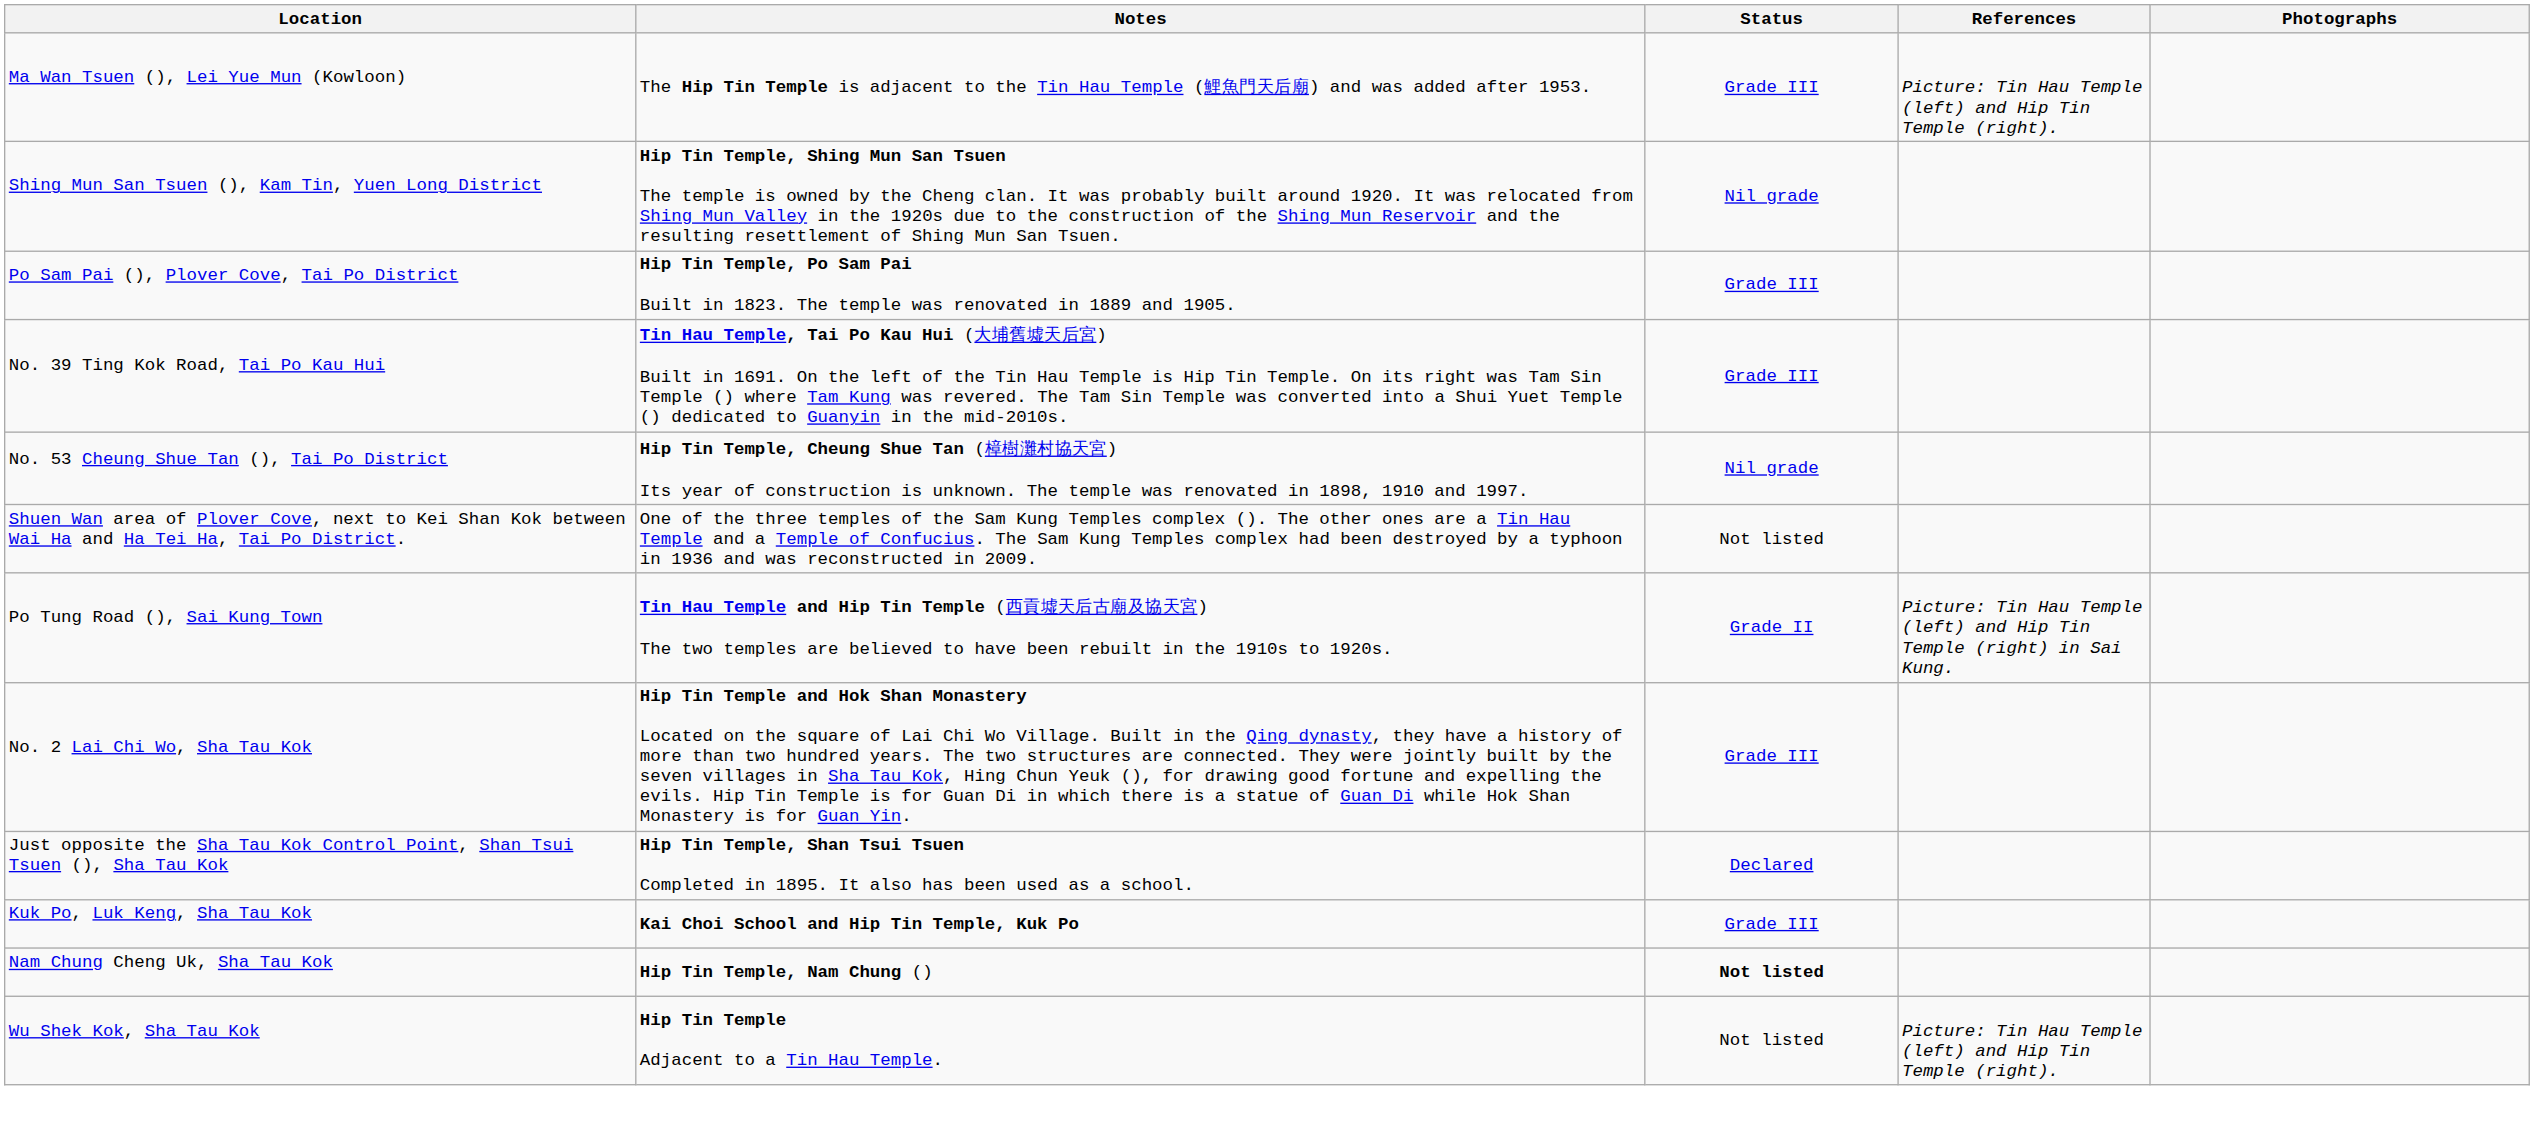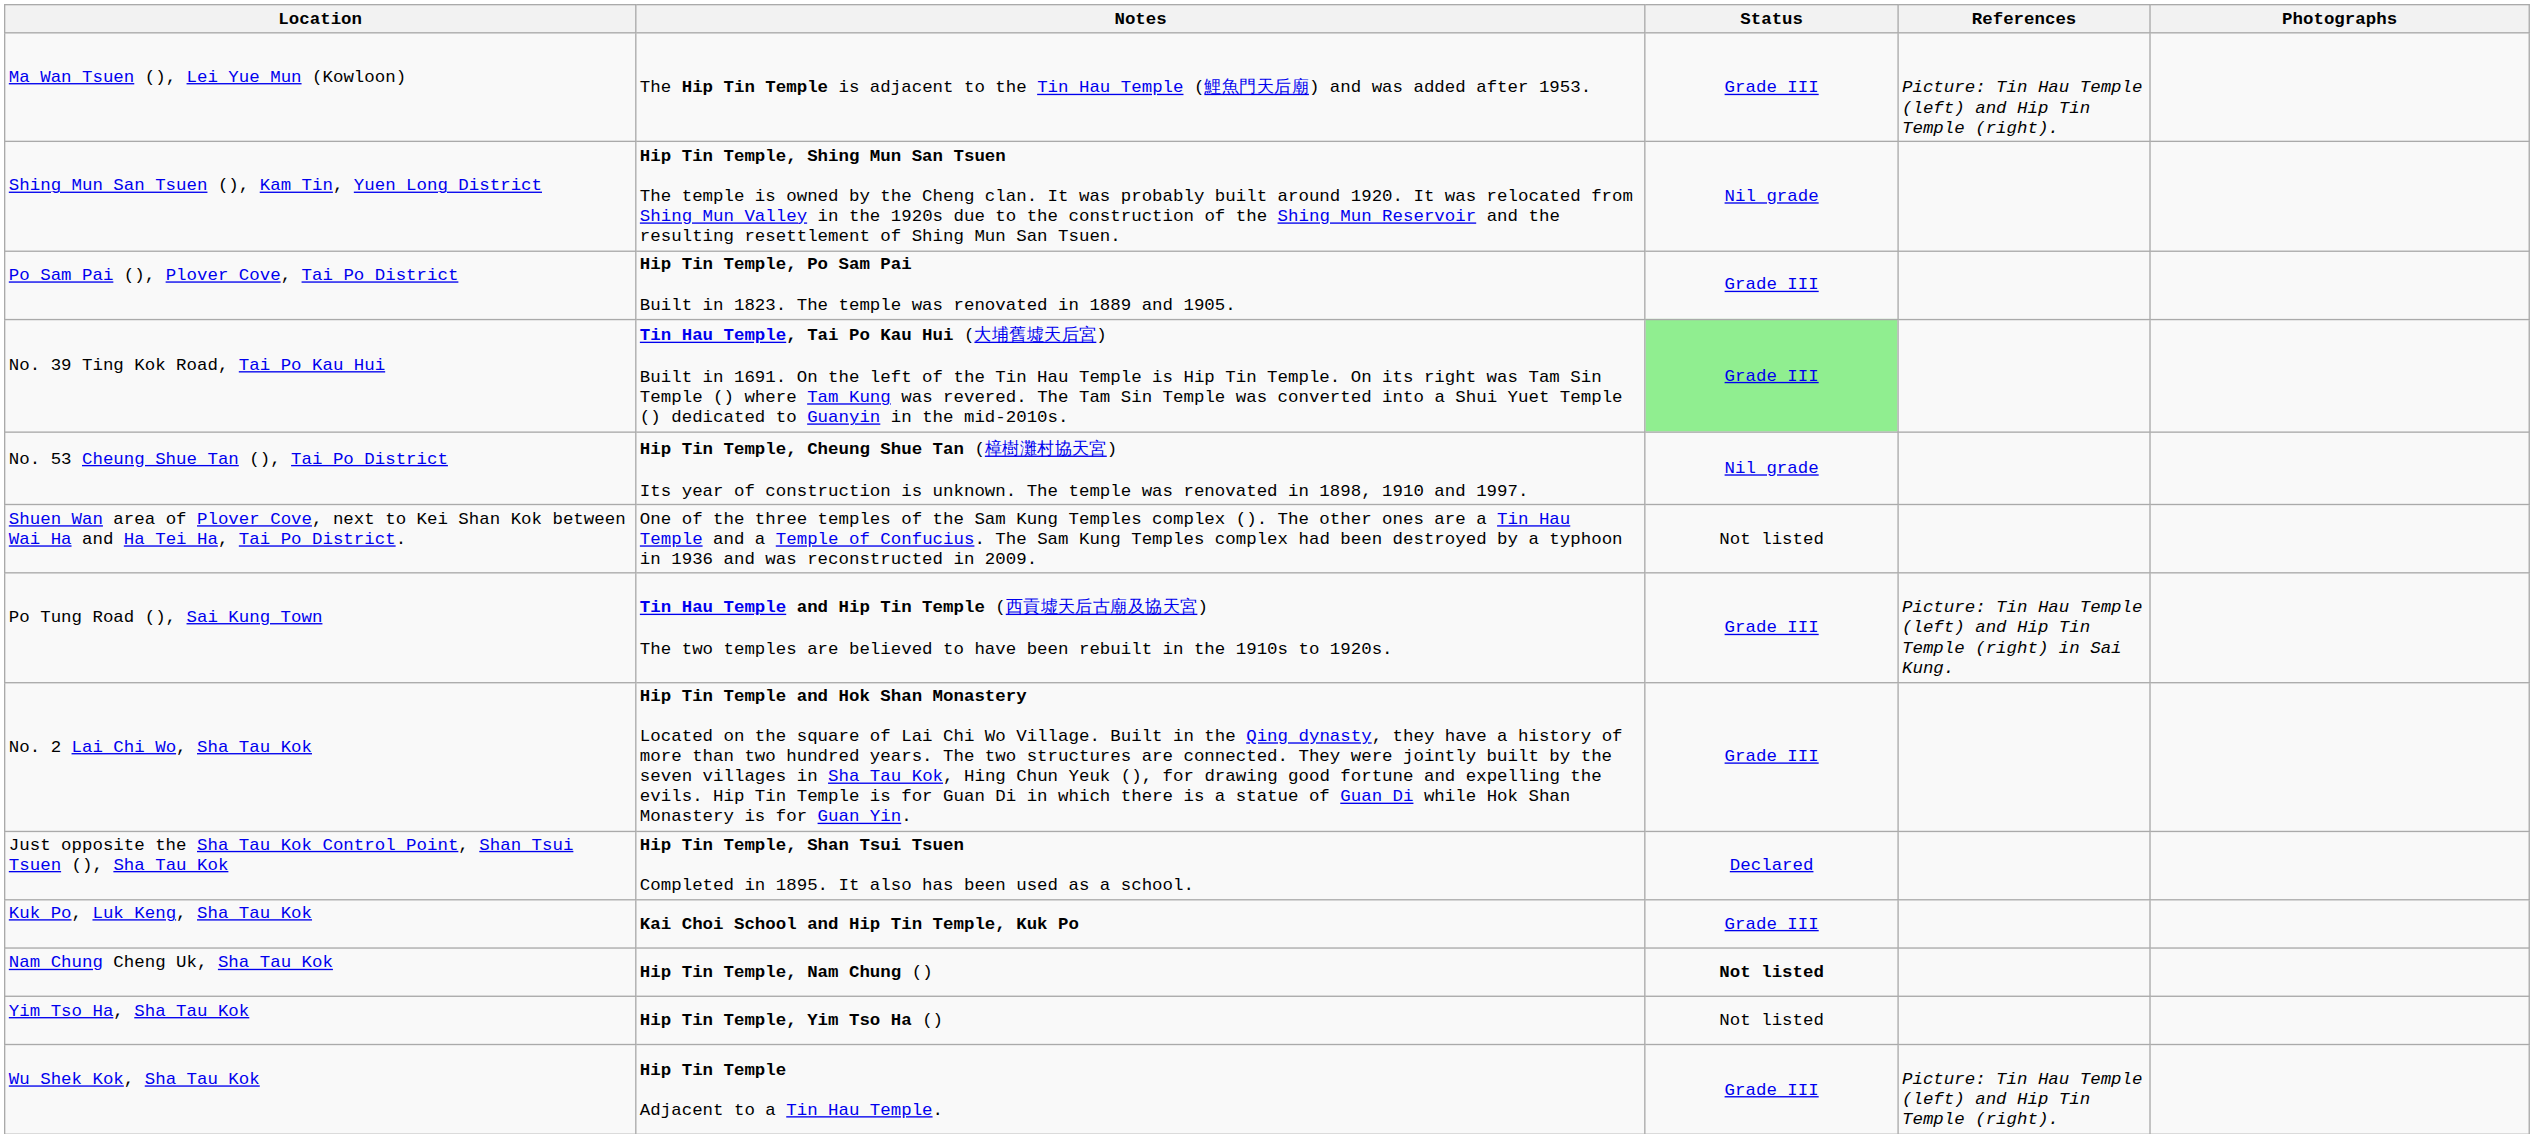(1772, 376) no background -> (1772, 376) lightgreen background
(1772, 628) Grade II -> (1772, 628) Grade III
+ row: (129, 1011)
(1772, 1041) Not listed -> (1772, 1089) Grade III
